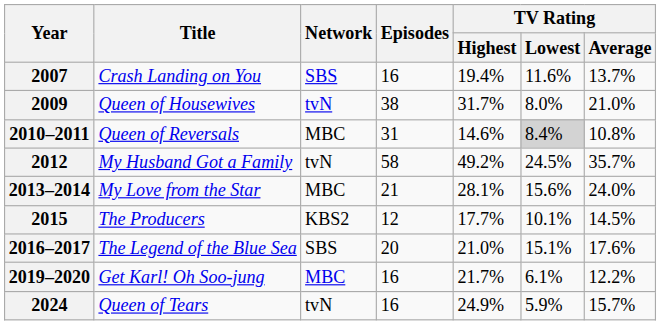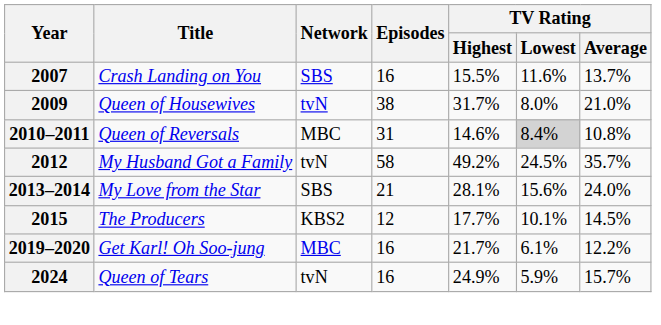(481, 76) 19.4% -> (476, 76) 15.5%
(325, 190) MBC -> (317, 190) SBS
- row: (49, 248)
